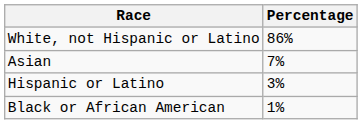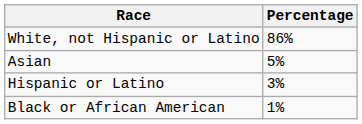(275, 62) 7% -> (275, 62) 5%
